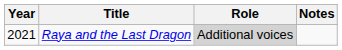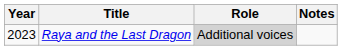(22, 34) 2021 -> (22, 34) 2023
